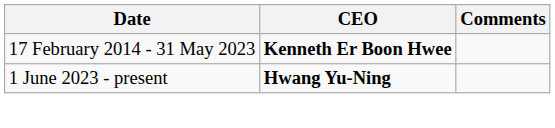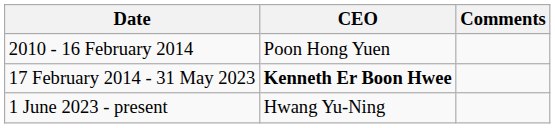+ row: (101, 48)
(327, 78) bold -> (325, 107) normal
